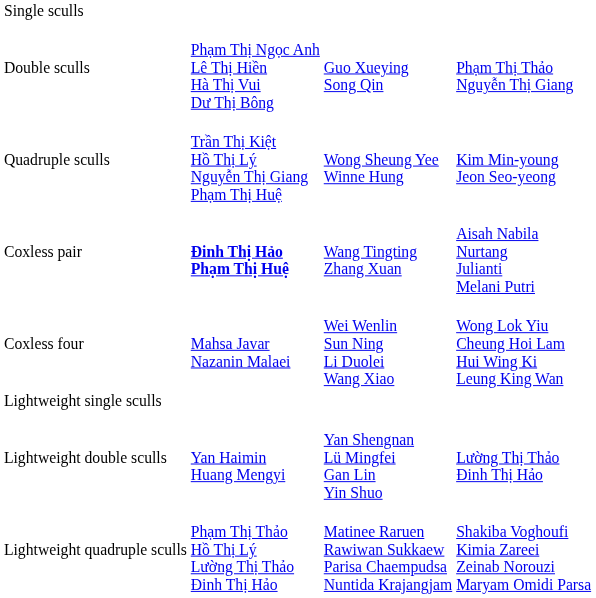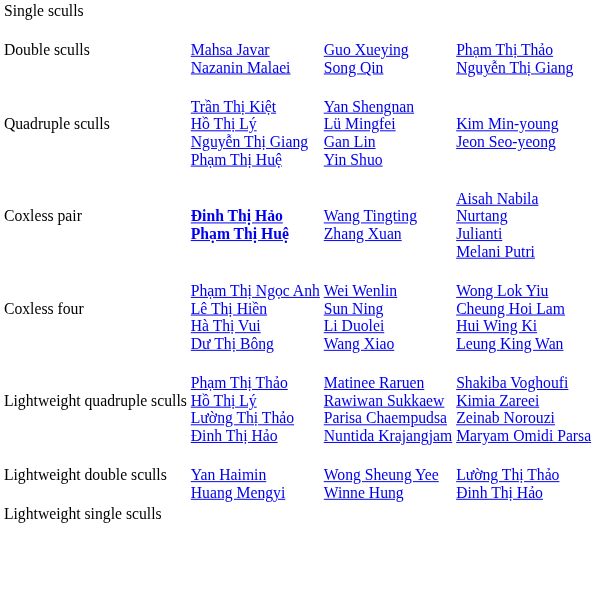(255, 76) Phạm Thị Ngọc Anh Lê Thị Hiền Hà Thị Vui Dư Thị Bông -> (241, 58) Mahsa Javar Nazanin Malaei
(381, 168) Wong Sheung Yee Winne Hung -> (369, 133) Yan Shengnan Lü Mingfei Gan Lin Yin Shuo
(241, 352) Mahsa Javar Nazanin Malaei -> (255, 317) Phạm Thị Ngọc Anh Lê Thị Hiền Hà Thị Vui Dư Thị Bông
rows swapped: (83, 400) <-> (95, 549)
(369, 466) Yan Shengnan Lü Mingfei Gan Lin Yin Shuo -> (381, 484) Wong Sheung Yee Winne Hung
